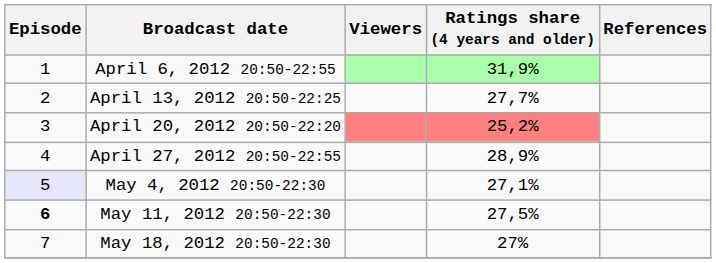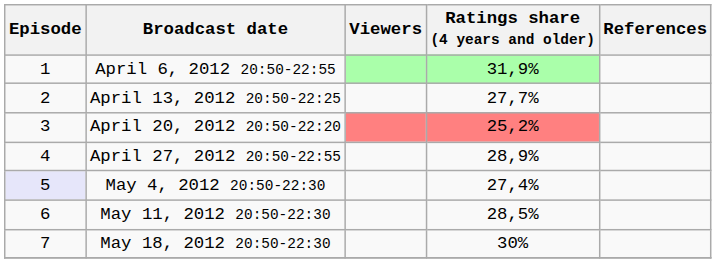(513, 185) 27,1% -> (513, 185) 27,4%
(45, 214) bold -> (45, 214) normal
(513, 214) 27,5% -> (513, 214) 28,5%
(513, 243) 27% -> (513, 243) 30%
